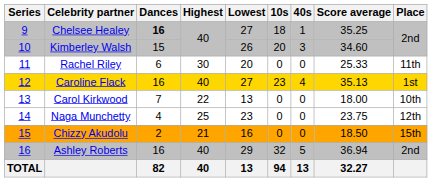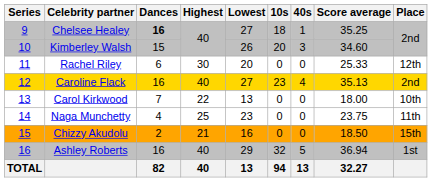(410, 64) 11th -> (410, 64) 12th
(410, 82) 1st -> (410, 82) 2nd
(410, 116) 12th -> (410, 116) 11th
(410, 151) 2nd -> (410, 151) 1st
